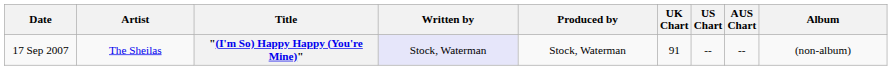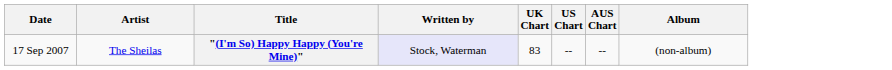- column: (588, 19)
(674, 50) 91 -> (535, 50) 83
